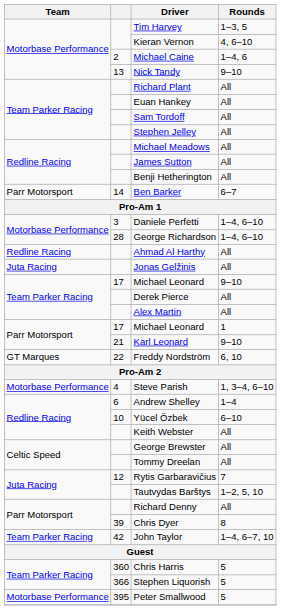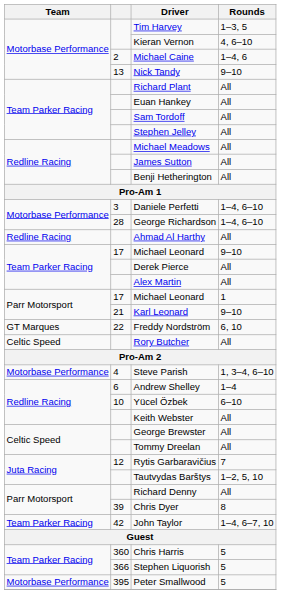- row: (157, 192)
- row: (165, 267)
+ row: (161, 342)
